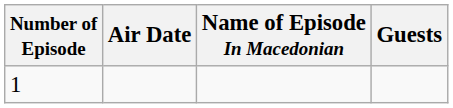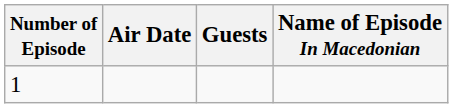columns swapped: (284, 35) <-> (409, 35)
